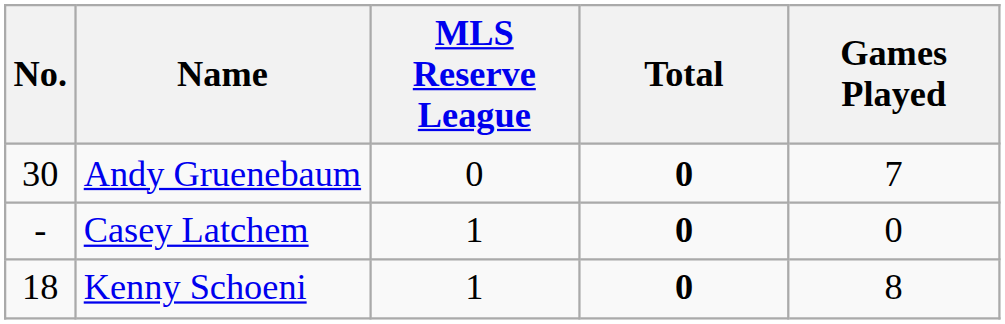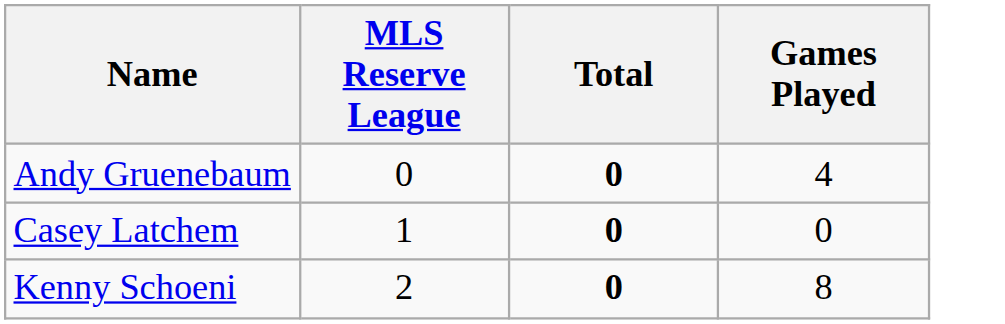- column: (40, 74)
(894, 172) 7 -> (823, 172) 4
(474, 287) 1 -> (404, 287) 2
